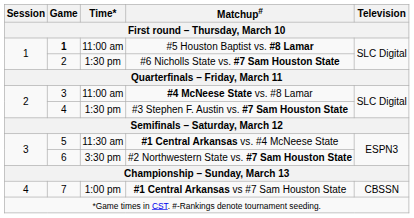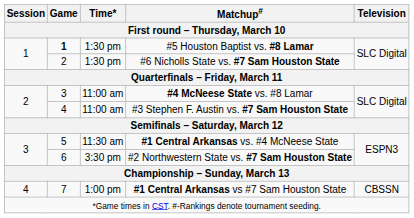(103, 46) 11:00 am -> (103, 46) 1:30 pm
(103, 110) 1:30 pm -> (103, 110) 11:00 am
